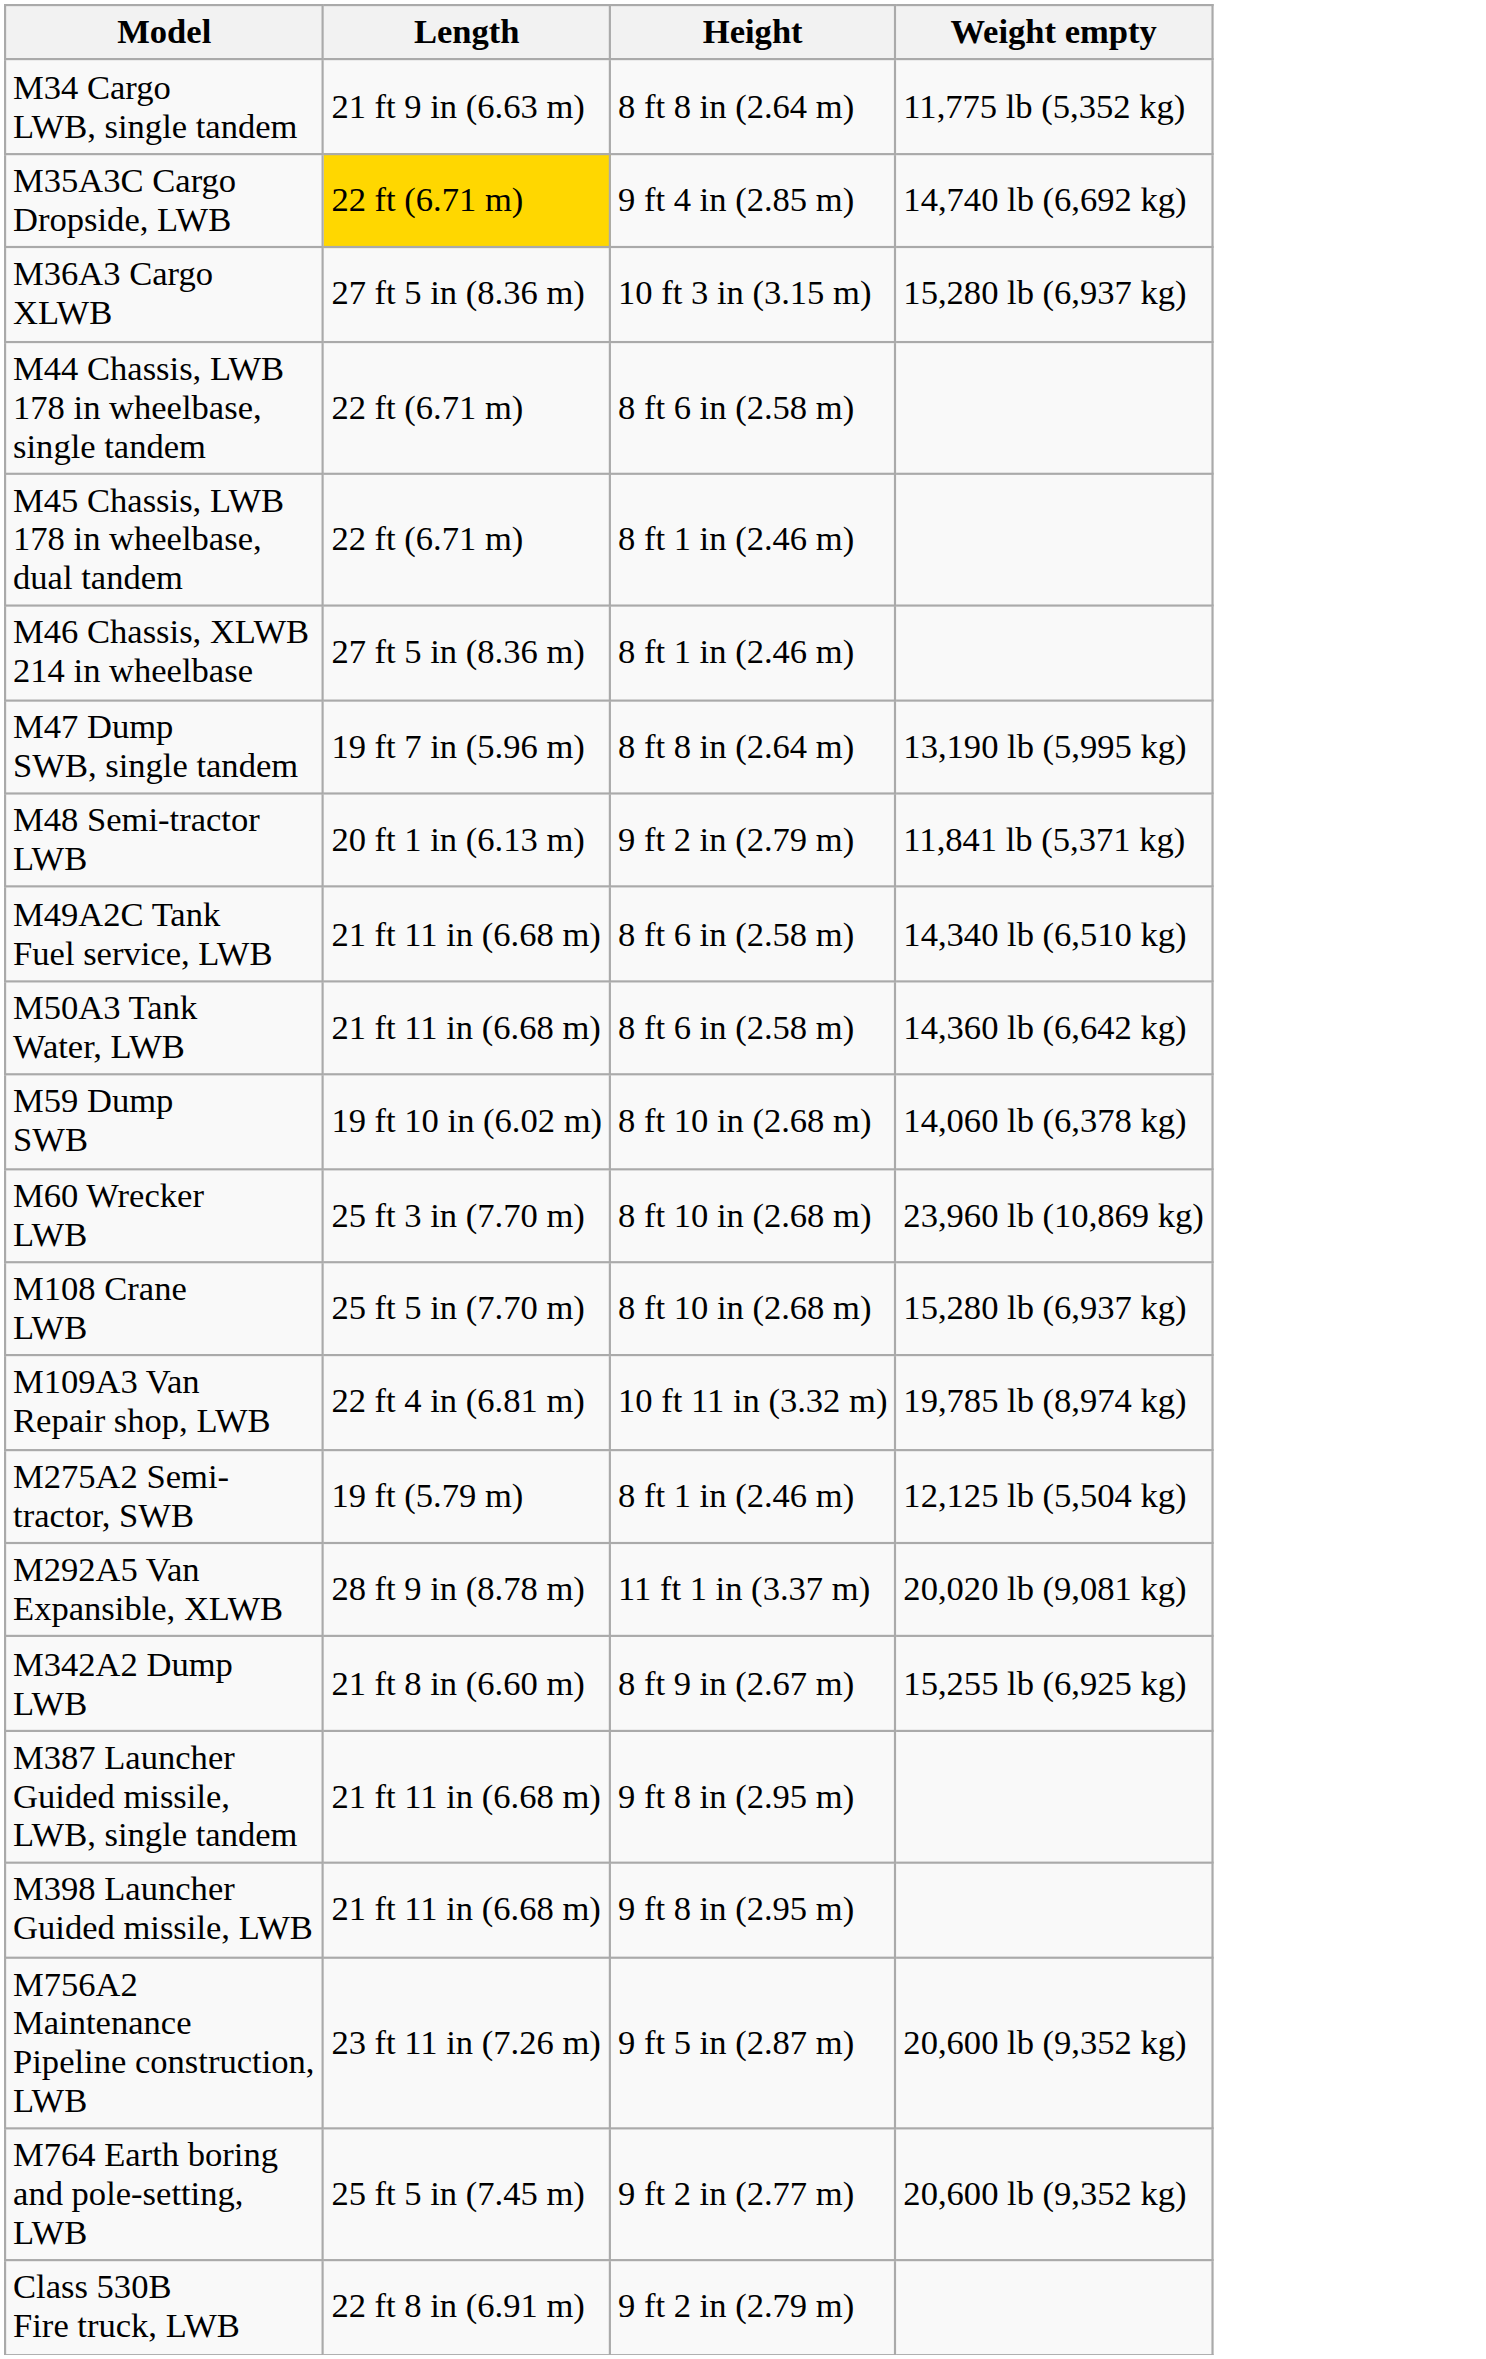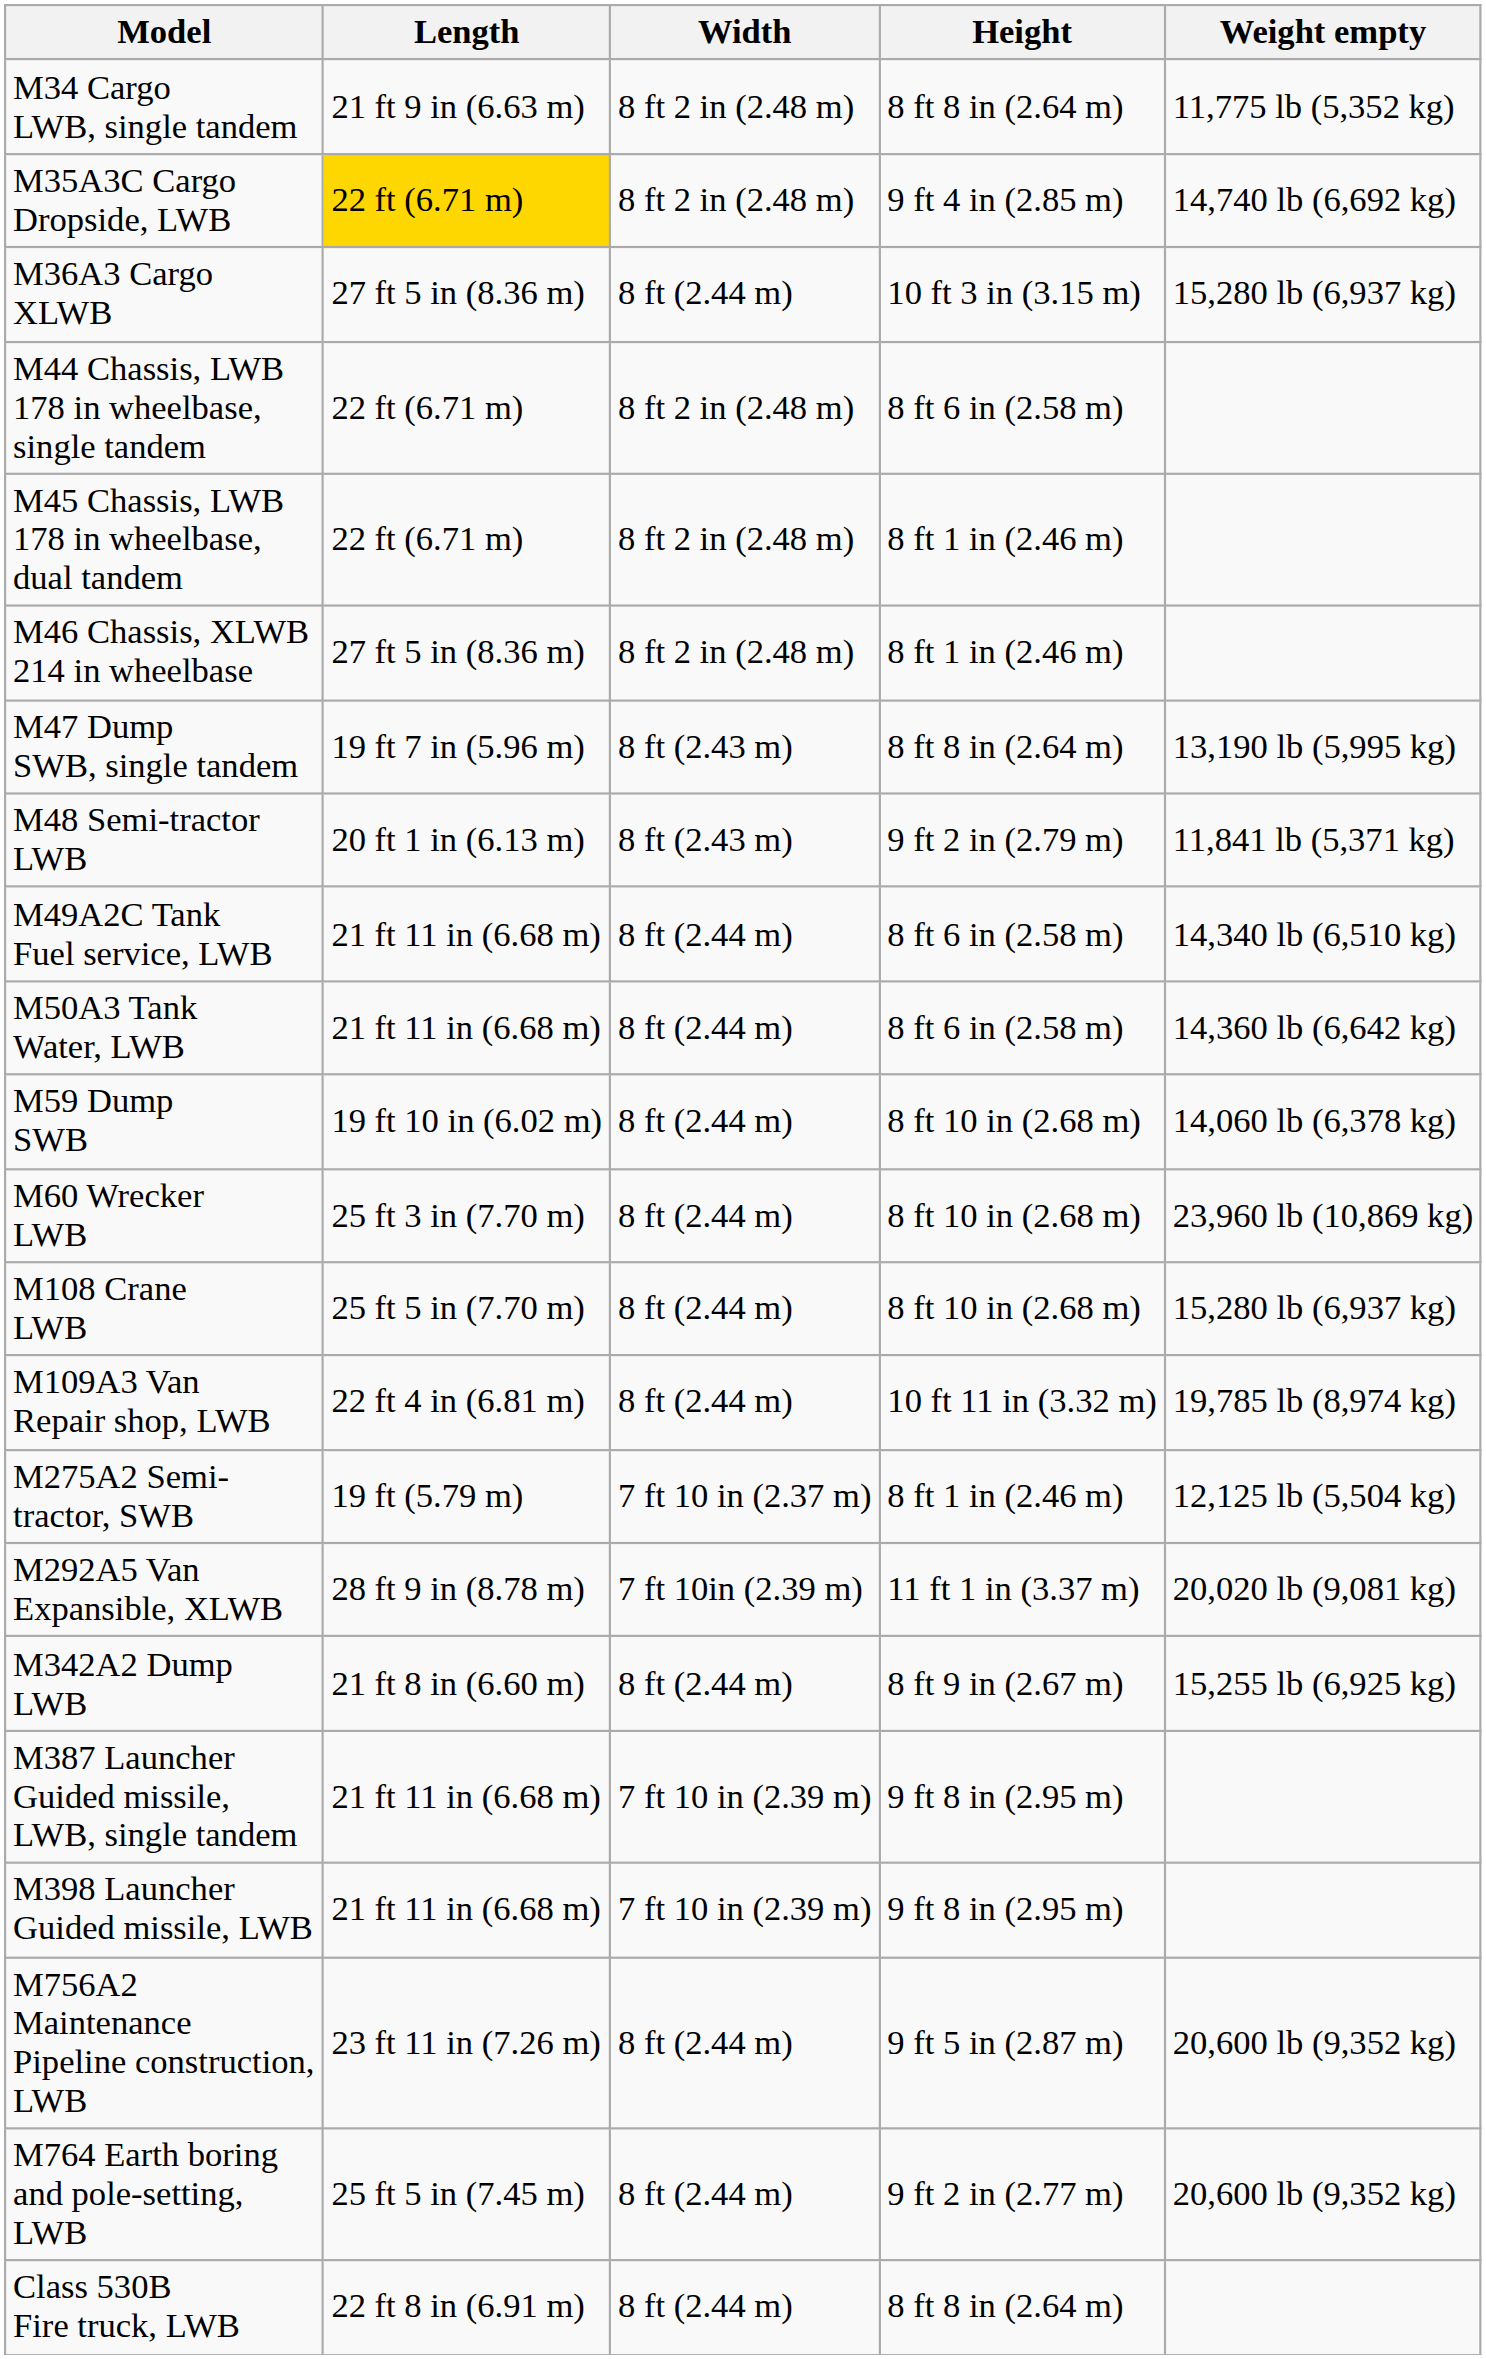+ column: (745, 31)
(736, 2306) 9 ft 2 in (2.79 m) -> (1005, 2306) 8 ft 8 in (2.64 m)
